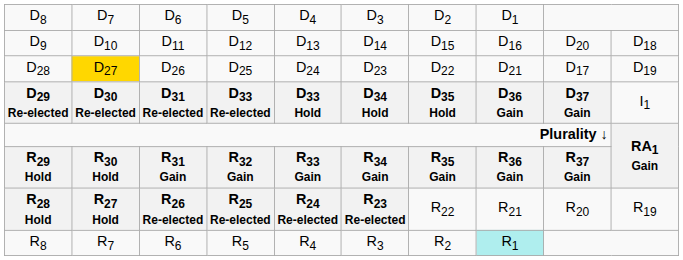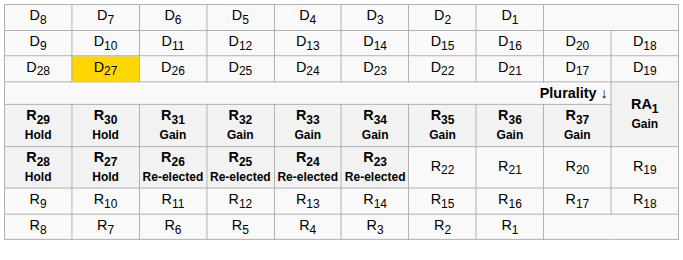- row: (38, 102)
+ row: (38, 201)
(510, 243) paleturquoise background -> (510, 227) no background
